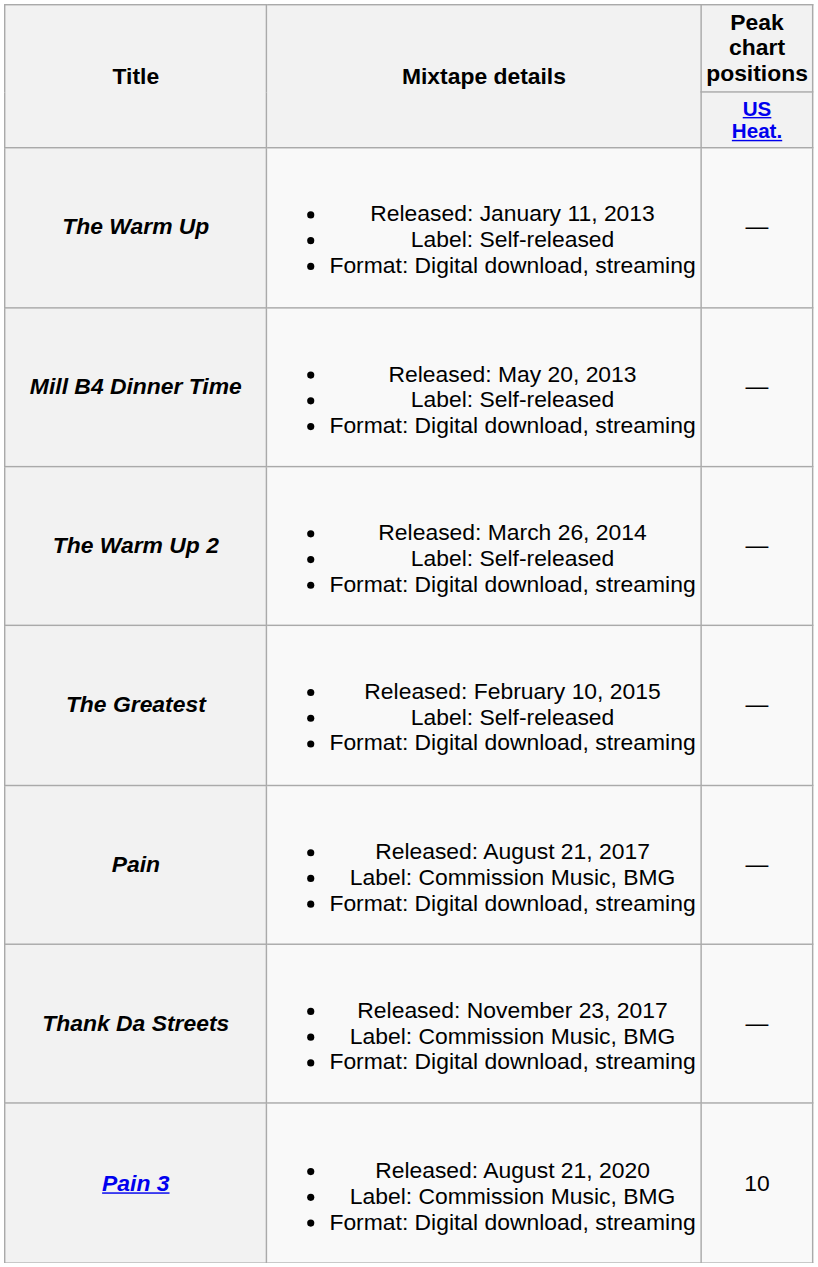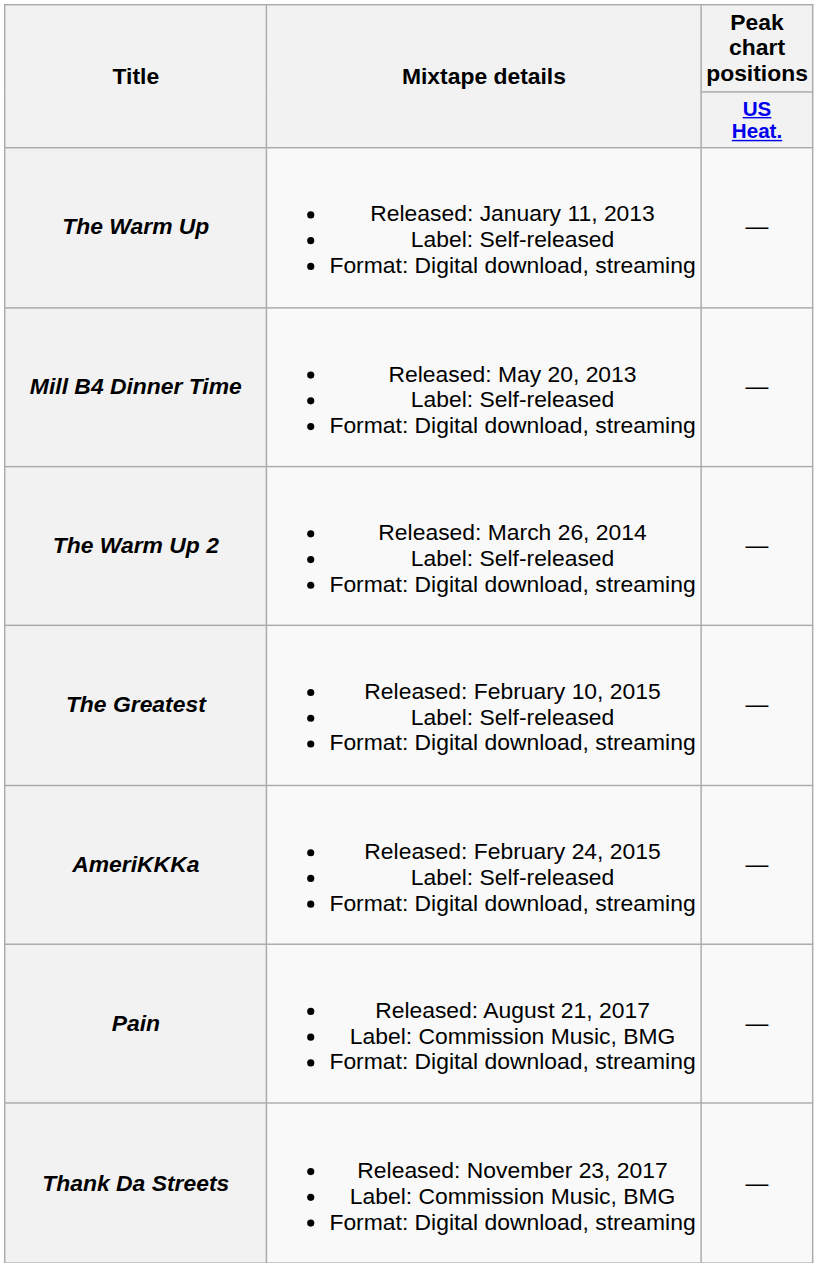+ row: (136, 864)
- row: (136, 1182)
